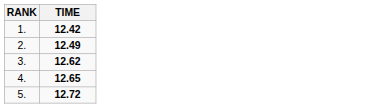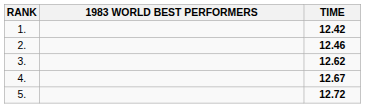+ column: (172, 12)
(68, 45) 12.49 -> (332, 45) 12.46
(68, 78) 12.65 -> (332, 78) 12.67
